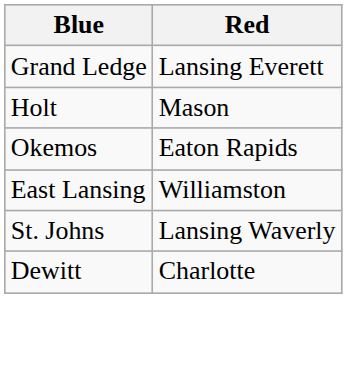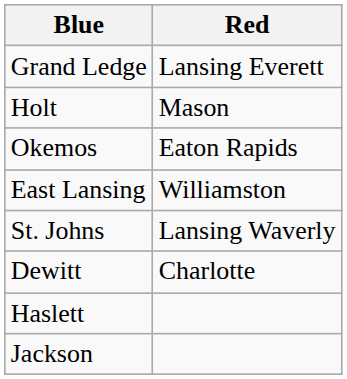+ row: (47, 312)
+ row: (52, 353)
